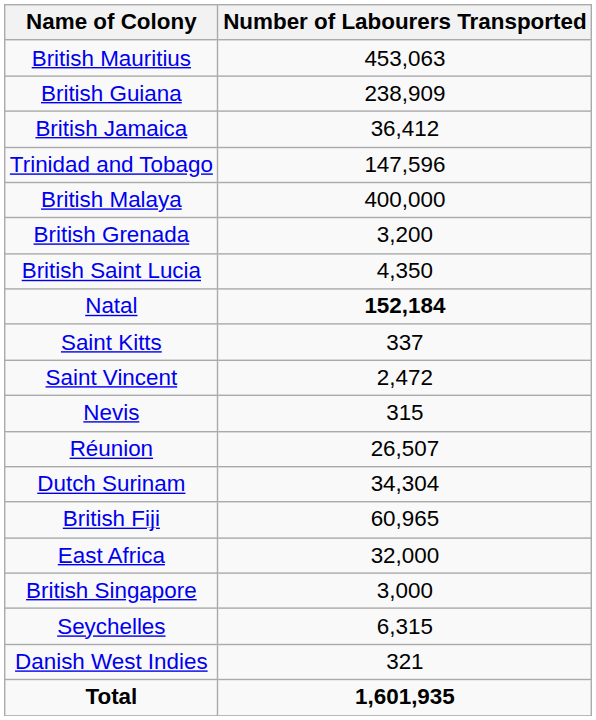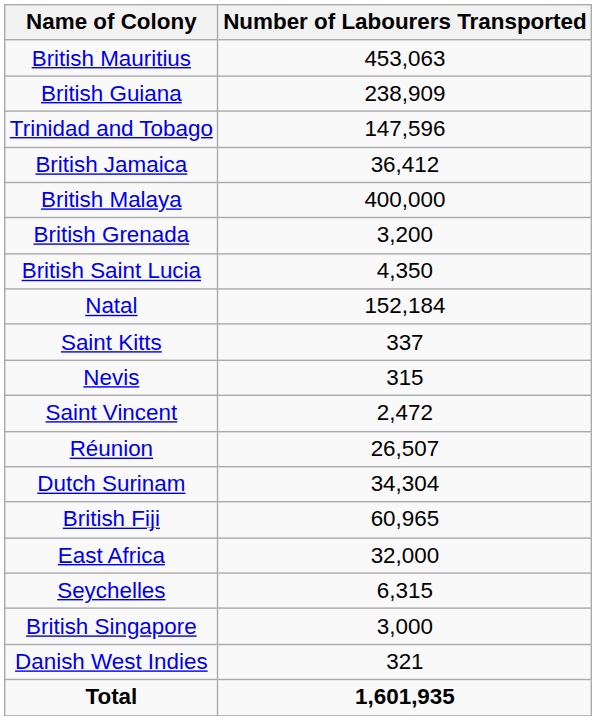rows swapped: (111, 164) <-> (111, 128)
(405, 306) bold -> (405, 306) normal
rows swapped: (111, 413) <-> (111, 377)
rows swapped: (111, 626) <-> (111, 590)
